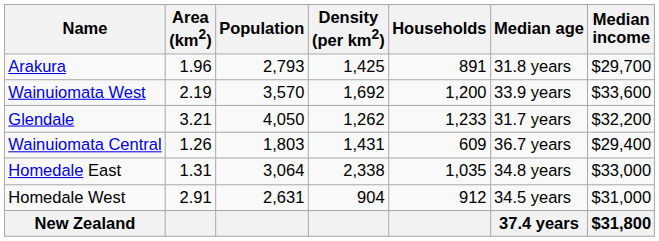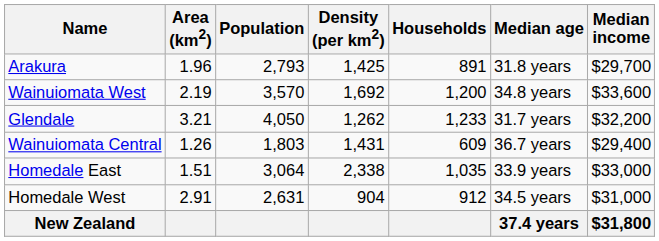(533, 92) 33.9 years -> (533, 92) 34.8 years
(196, 171) 1.31 -> (196, 171) 1.51
(533, 171) 34.8 years -> (533, 171) 33.9 years
